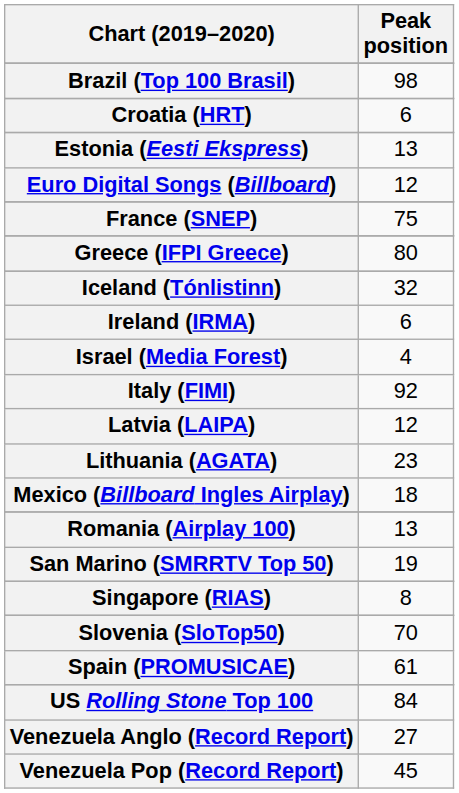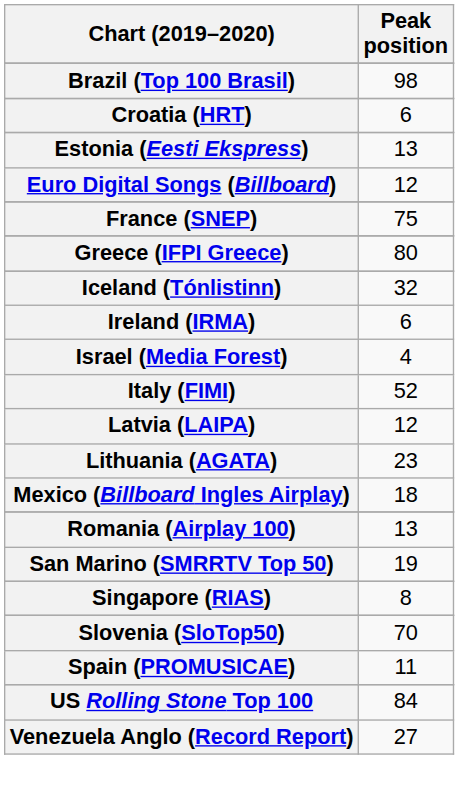(406, 391) 92 -> (406, 391) 52
(406, 667) 61 -> (406, 667) 11
- row: (182, 770)
